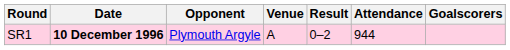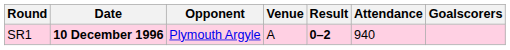(320, 34) normal -> (320, 34) bold
(365, 34) 944 -> (365, 34) 940
